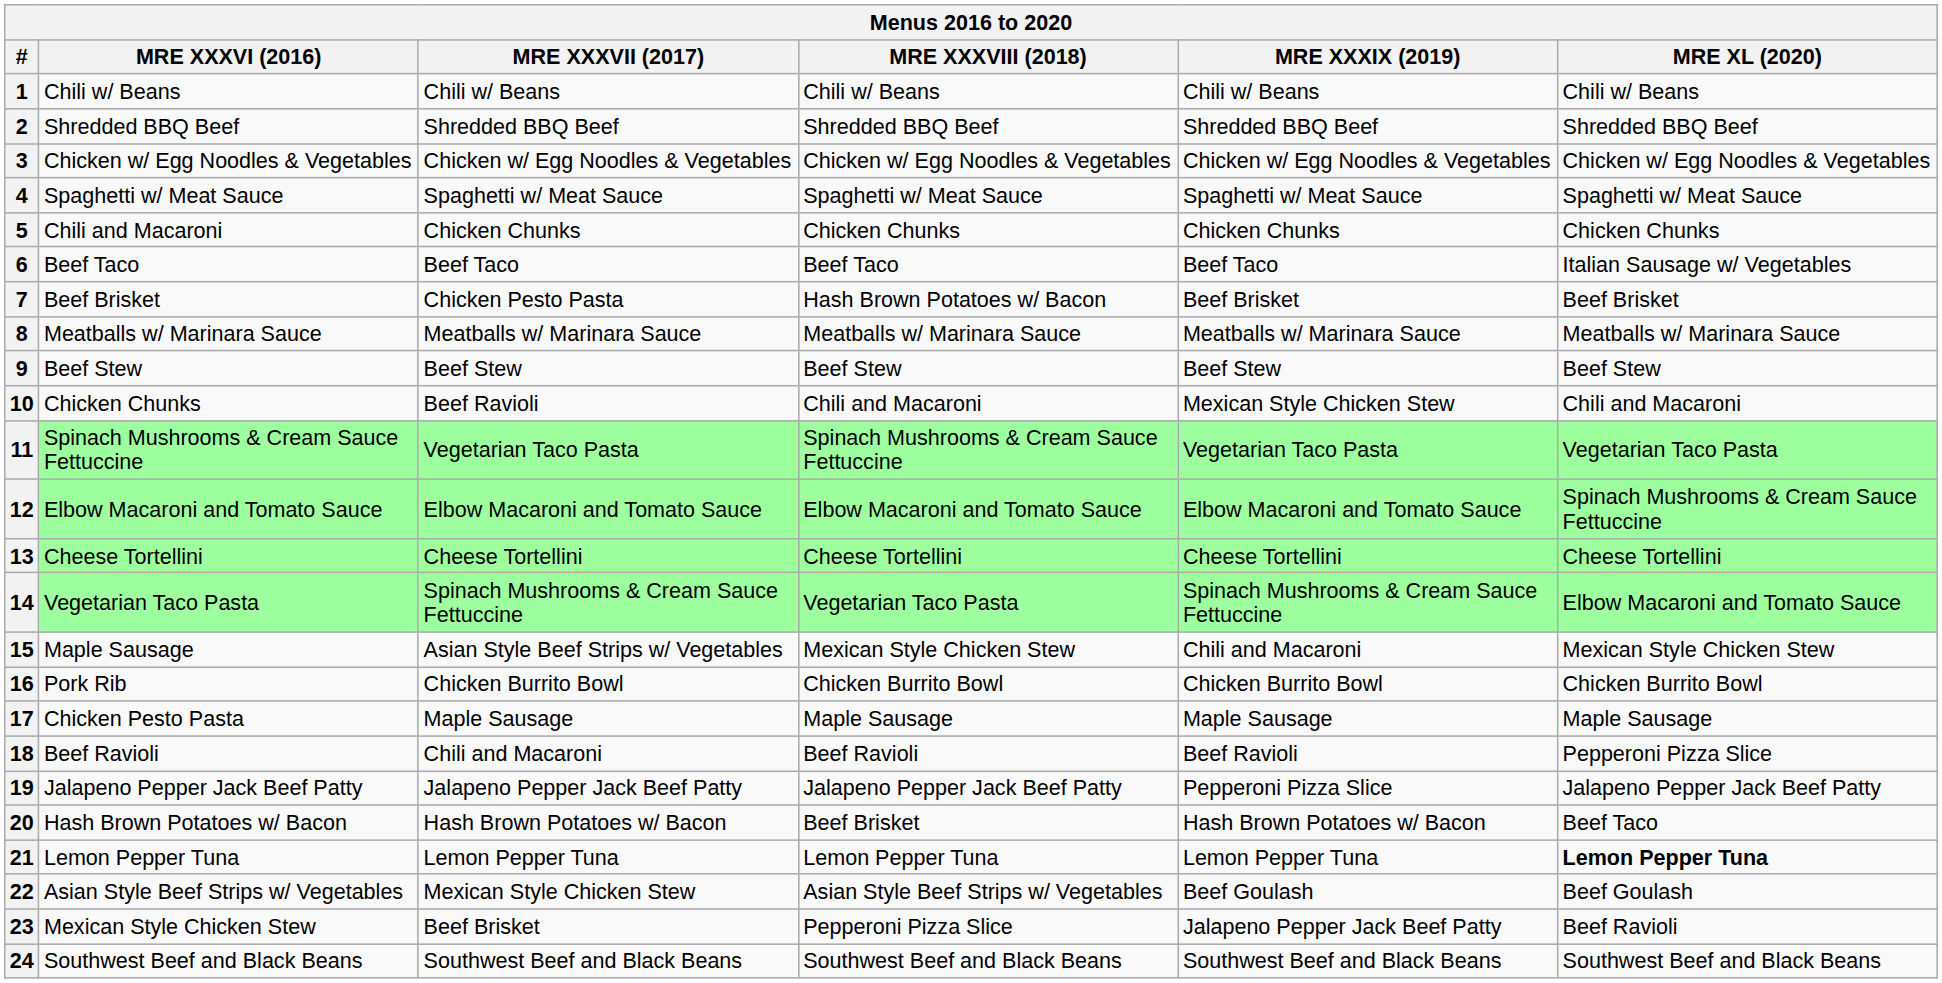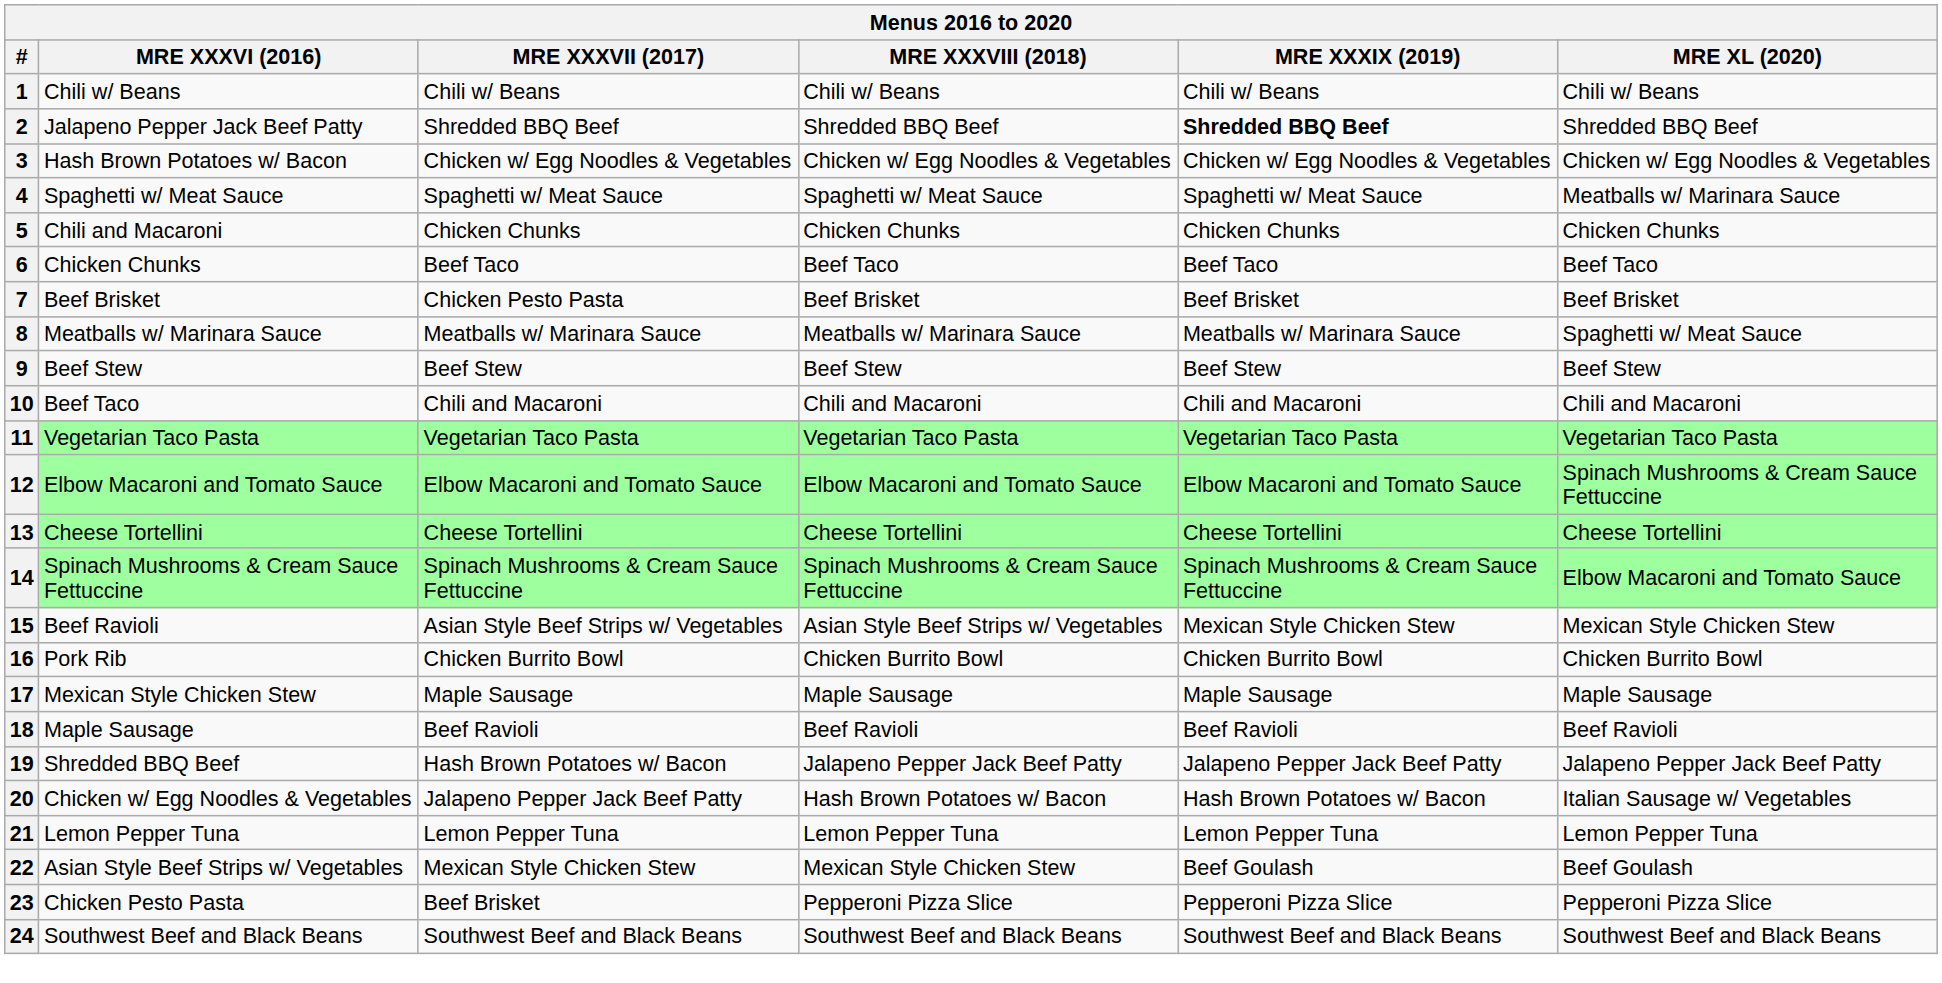(142, 126) Shredded BBQ Beef -> (203, 126) Jalapeno Pepper Jack Beef Patty
(1281, 126) normal -> (1286, 126) bold
(228, 161) Chicken w/ Egg Noodles & Vegetables -> (195, 161) Hash Brown Potatoes w/ Bacon
(1682, 195) Spaghetti w/ Meat Sauce -> (1701, 195) Meatballs w/ Marinara Sauce
(92, 264) Beef Taco -> (122, 264) Chicken Chunks
(1707, 264) Italian Sausage w/ Vegetables -> (1610, 264) Beef Taco
(955, 299) Hash Brown Potatoes w/ Bacon -> (861, 299) Beef Brisket
(1701, 334) Meatballs w/ Marinara Sauce -> (1682, 334) Spaghetti w/ Meat Sauce
(122, 403) Chicken Chunks -> (92, 403) Beef Taco
(481, 403) Beef Ravioli -> (513, 403) Chili and Macaroni
(1319, 403) Mexican Style Chicken Stew -> (1272, 403) Chili and Macaroni
(221, 450) Spinach Mushrooms & Cream Sauce Fettuccine -> (152, 438) Vegetarian Taco Pasta
(980, 450) Spinach Mushrooms & Cream Sauce Fettuccine -> (911, 438) Vegetarian Taco Pasta
(152, 603) Vegetarian Taco Pasta -> (221, 578) Spinach Mushrooms & Cream Sauce Fettuccine
(911, 603) Vegetarian Taco Pasta -> (980, 578) Spinach Mushrooms & Cream Sauce Fettuccine
(119, 649) Maple Sausage -> (101, 625) Beef Ravioli
(939, 649) Mexican Style Chicken Stew -> (983, 625) Asian Style Beef Strips w/ Vegetables
(1272, 649) Chili and Macaroni -> (1319, 625) Mexican Style Chicken Stew
(144, 719) Chicken Pesto Pasta -> (180, 694) Mexican Style Chicken Stew
(101, 753) Beef Ravioli -> (119, 729) Maple Sausage
(513, 753) Chili and Macaroni -> (481, 729) Beef Ravioli
(1667, 753) Pepperoni Pizza Slice -> (1620, 729) Beef Ravioli
(203, 788) Jalapeno Pepper Jack Beef Patty -> (142, 763) Shredded BBQ Beef
(583, 788) Jalapeno Pepper Jack Beef Patty -> (575, 763) Hash Brown Potatoes w/ Bacon
(1288, 788) Pepperoni Pizza Slice -> (1342, 763) Jalapeno Pepper Jack Beef Patty
(195, 823) Hash Brown Potatoes w/ Bacon -> (228, 798) Chicken w/ Egg Noodles & Vegetables
(575, 823) Hash Brown Potatoes w/ Bacon -> (583, 798) Jalapeno Pepper Jack Beef Patty
(861, 823) Beef Brisket -> (955, 798) Hash Brown Potatoes w/ Bacon
(1610, 823) Beef Taco -> (1707, 798) Italian Sausage w/ Vegetables
(1665, 857) bold -> (1660, 833) normal
(983, 892) Asian Style Beef Strips w/ Vegetables -> (939, 867) Mexican Style Chicken Stew
(180, 926) Mexican Style Chicken Stew -> (144, 902) Chicken Pesto Pasta
(1342, 926) Jalapeno Pepper Jack Beef Patty -> (1288, 902) Pepperoni Pizza Slice
(1620, 926) Beef Ravioli -> (1667, 902) Pepperoni Pizza Slice
